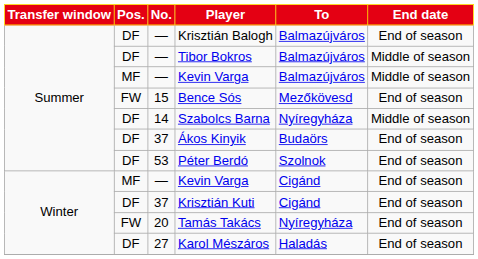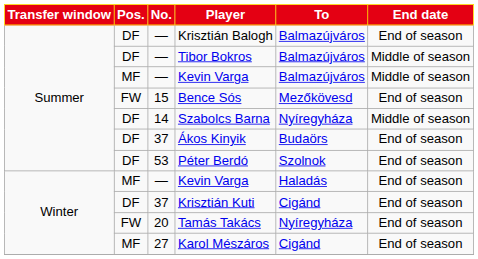(300, 181) Cigánd -> (303, 181) Haladás
(131, 243) DF -> (131, 243) MF
(303, 243) Haladás -> (300, 243) Cigánd
